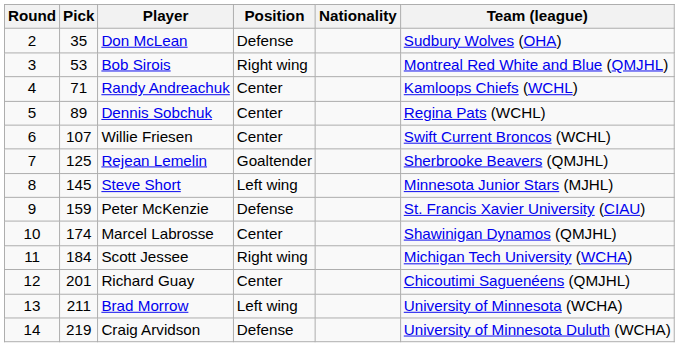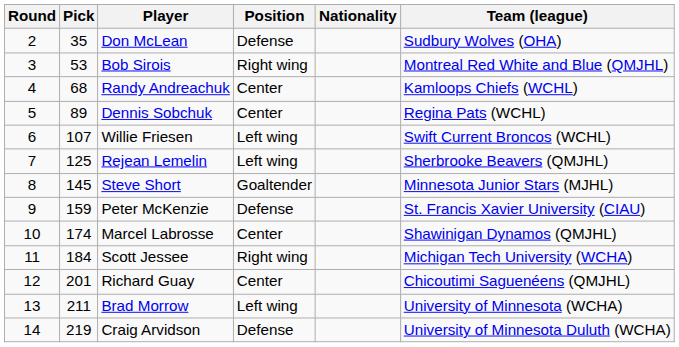(79, 88) 71 -> (79, 88) 68
(260, 137) Center -> (267, 137) Left wing
(274, 161) Goaltender -> (267, 161) Left wing
(267, 185) Left wing -> (274, 185) Goaltender
